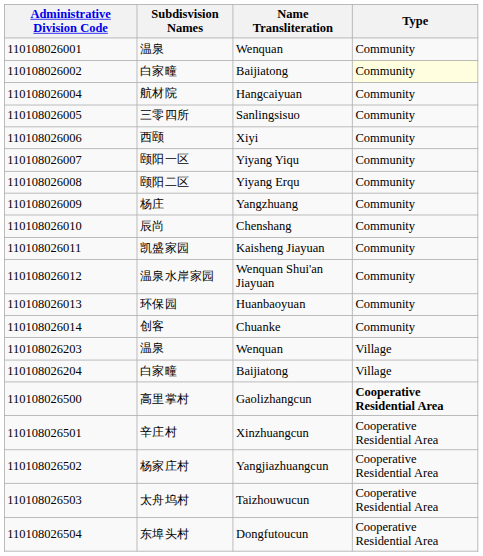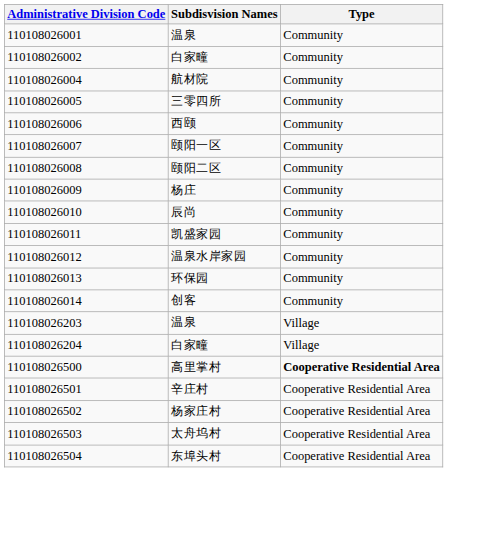- column: (293, 21)
(385, 71) lightyellow background -> (313, 57) no background
